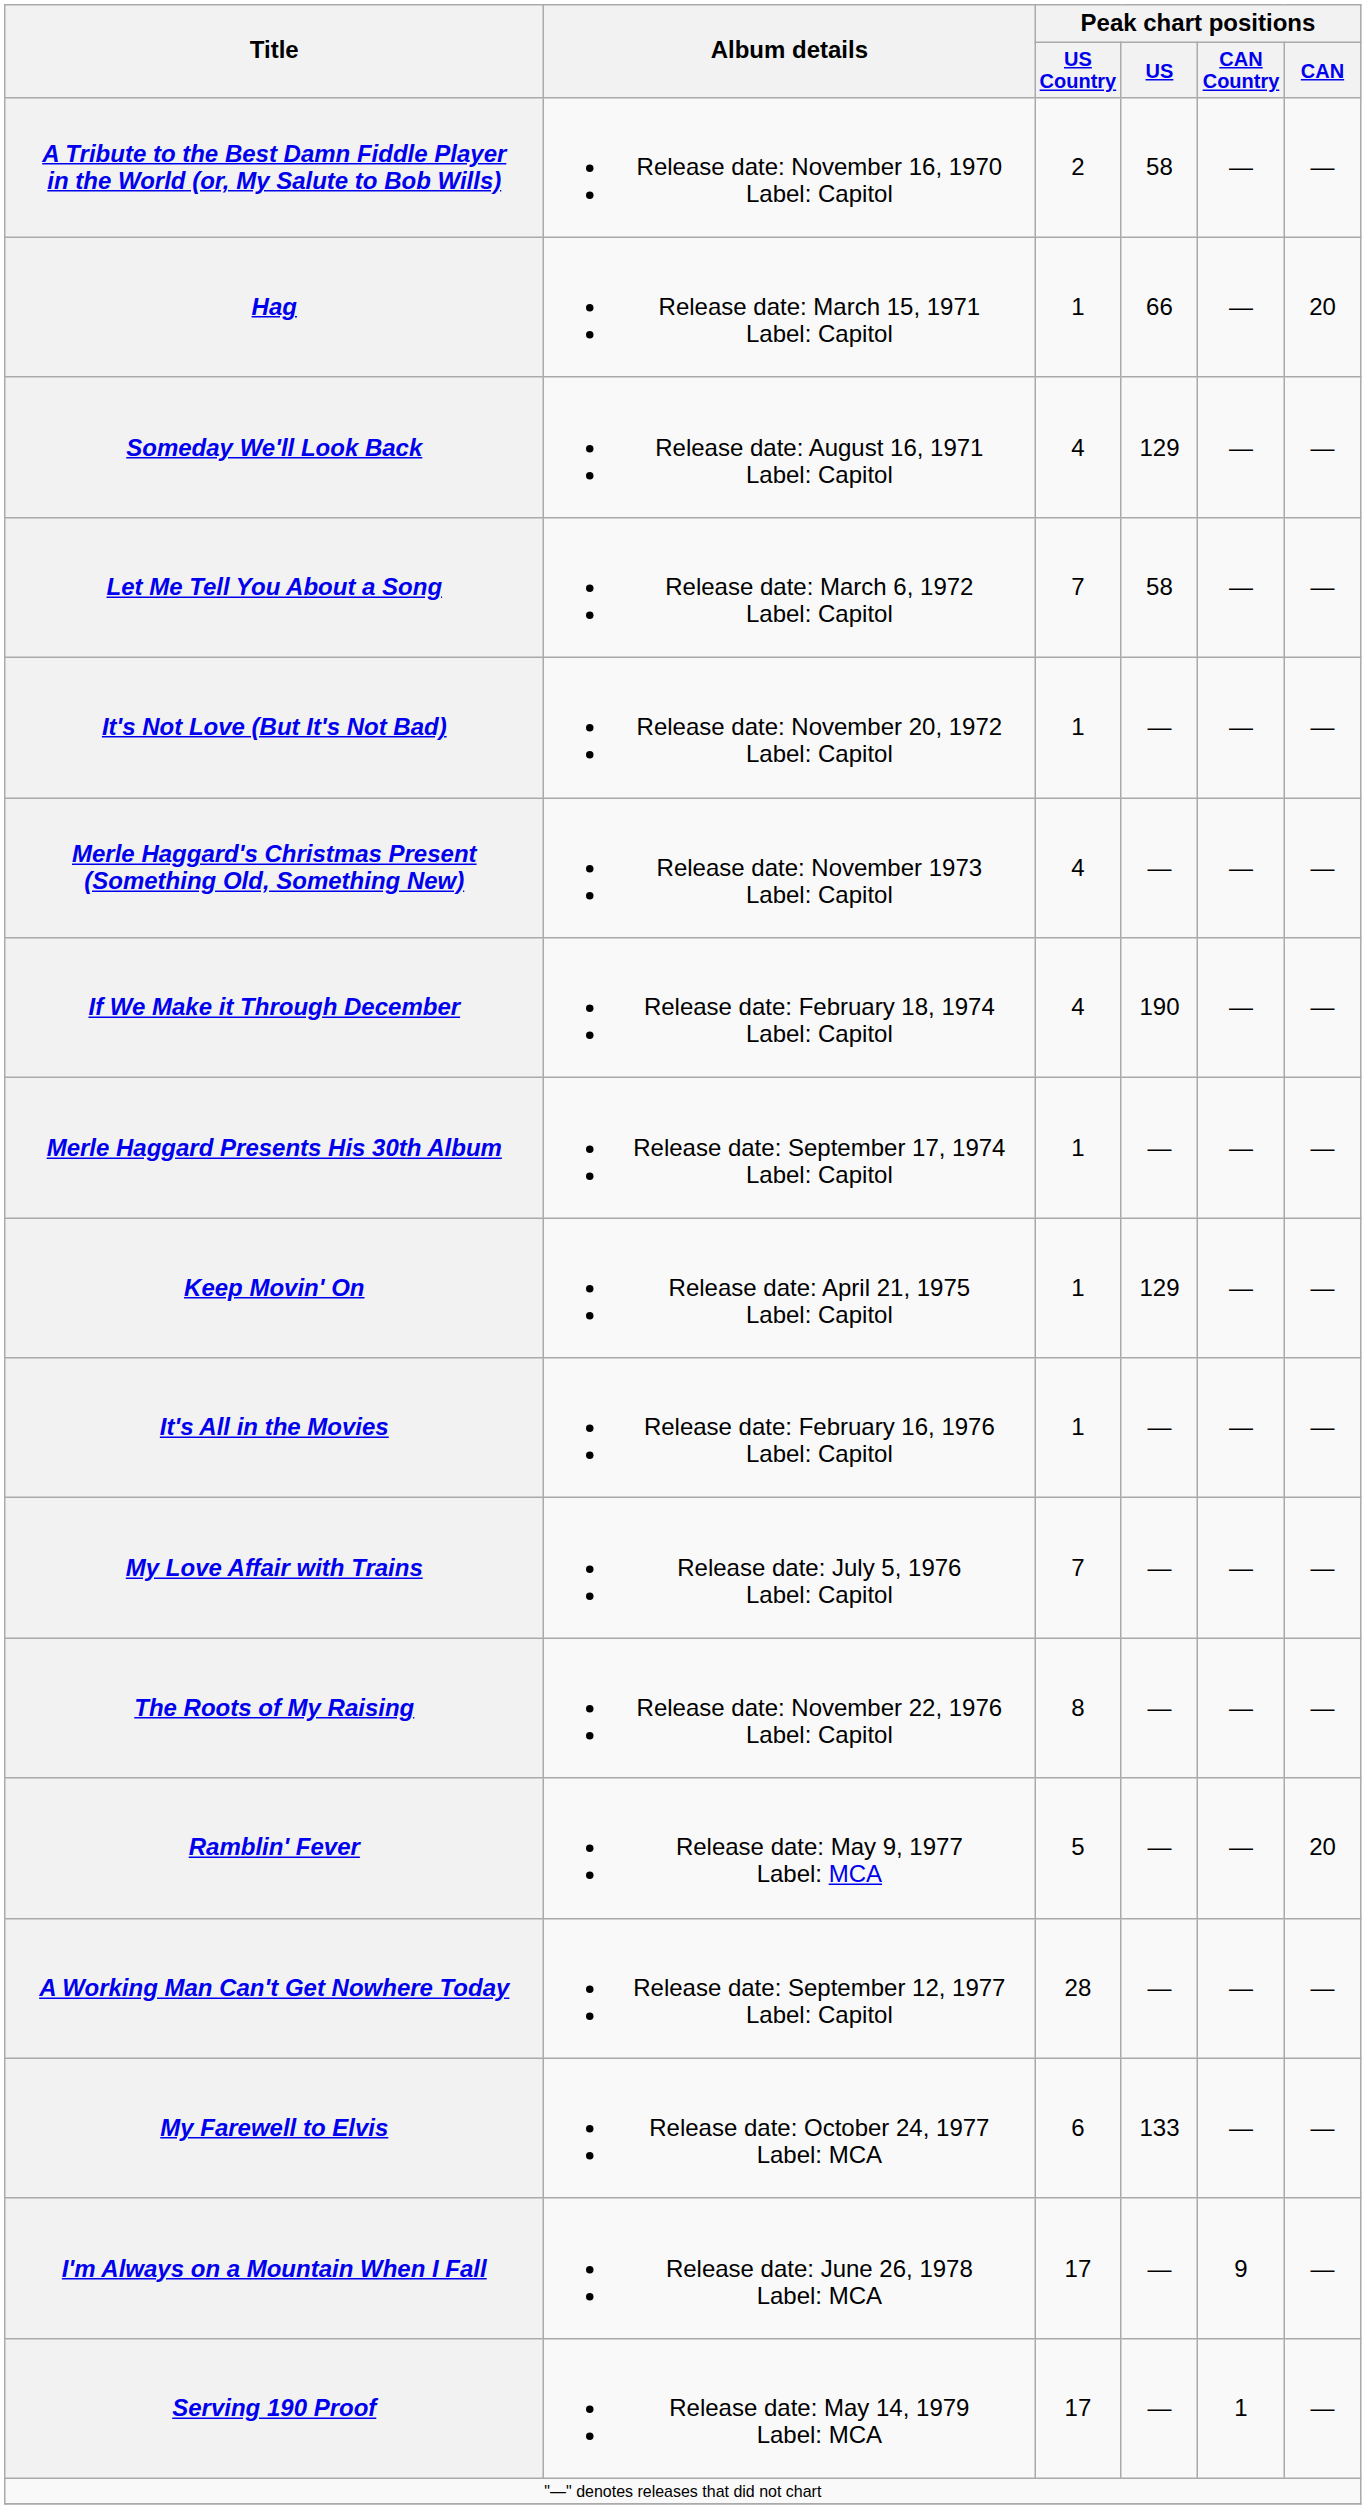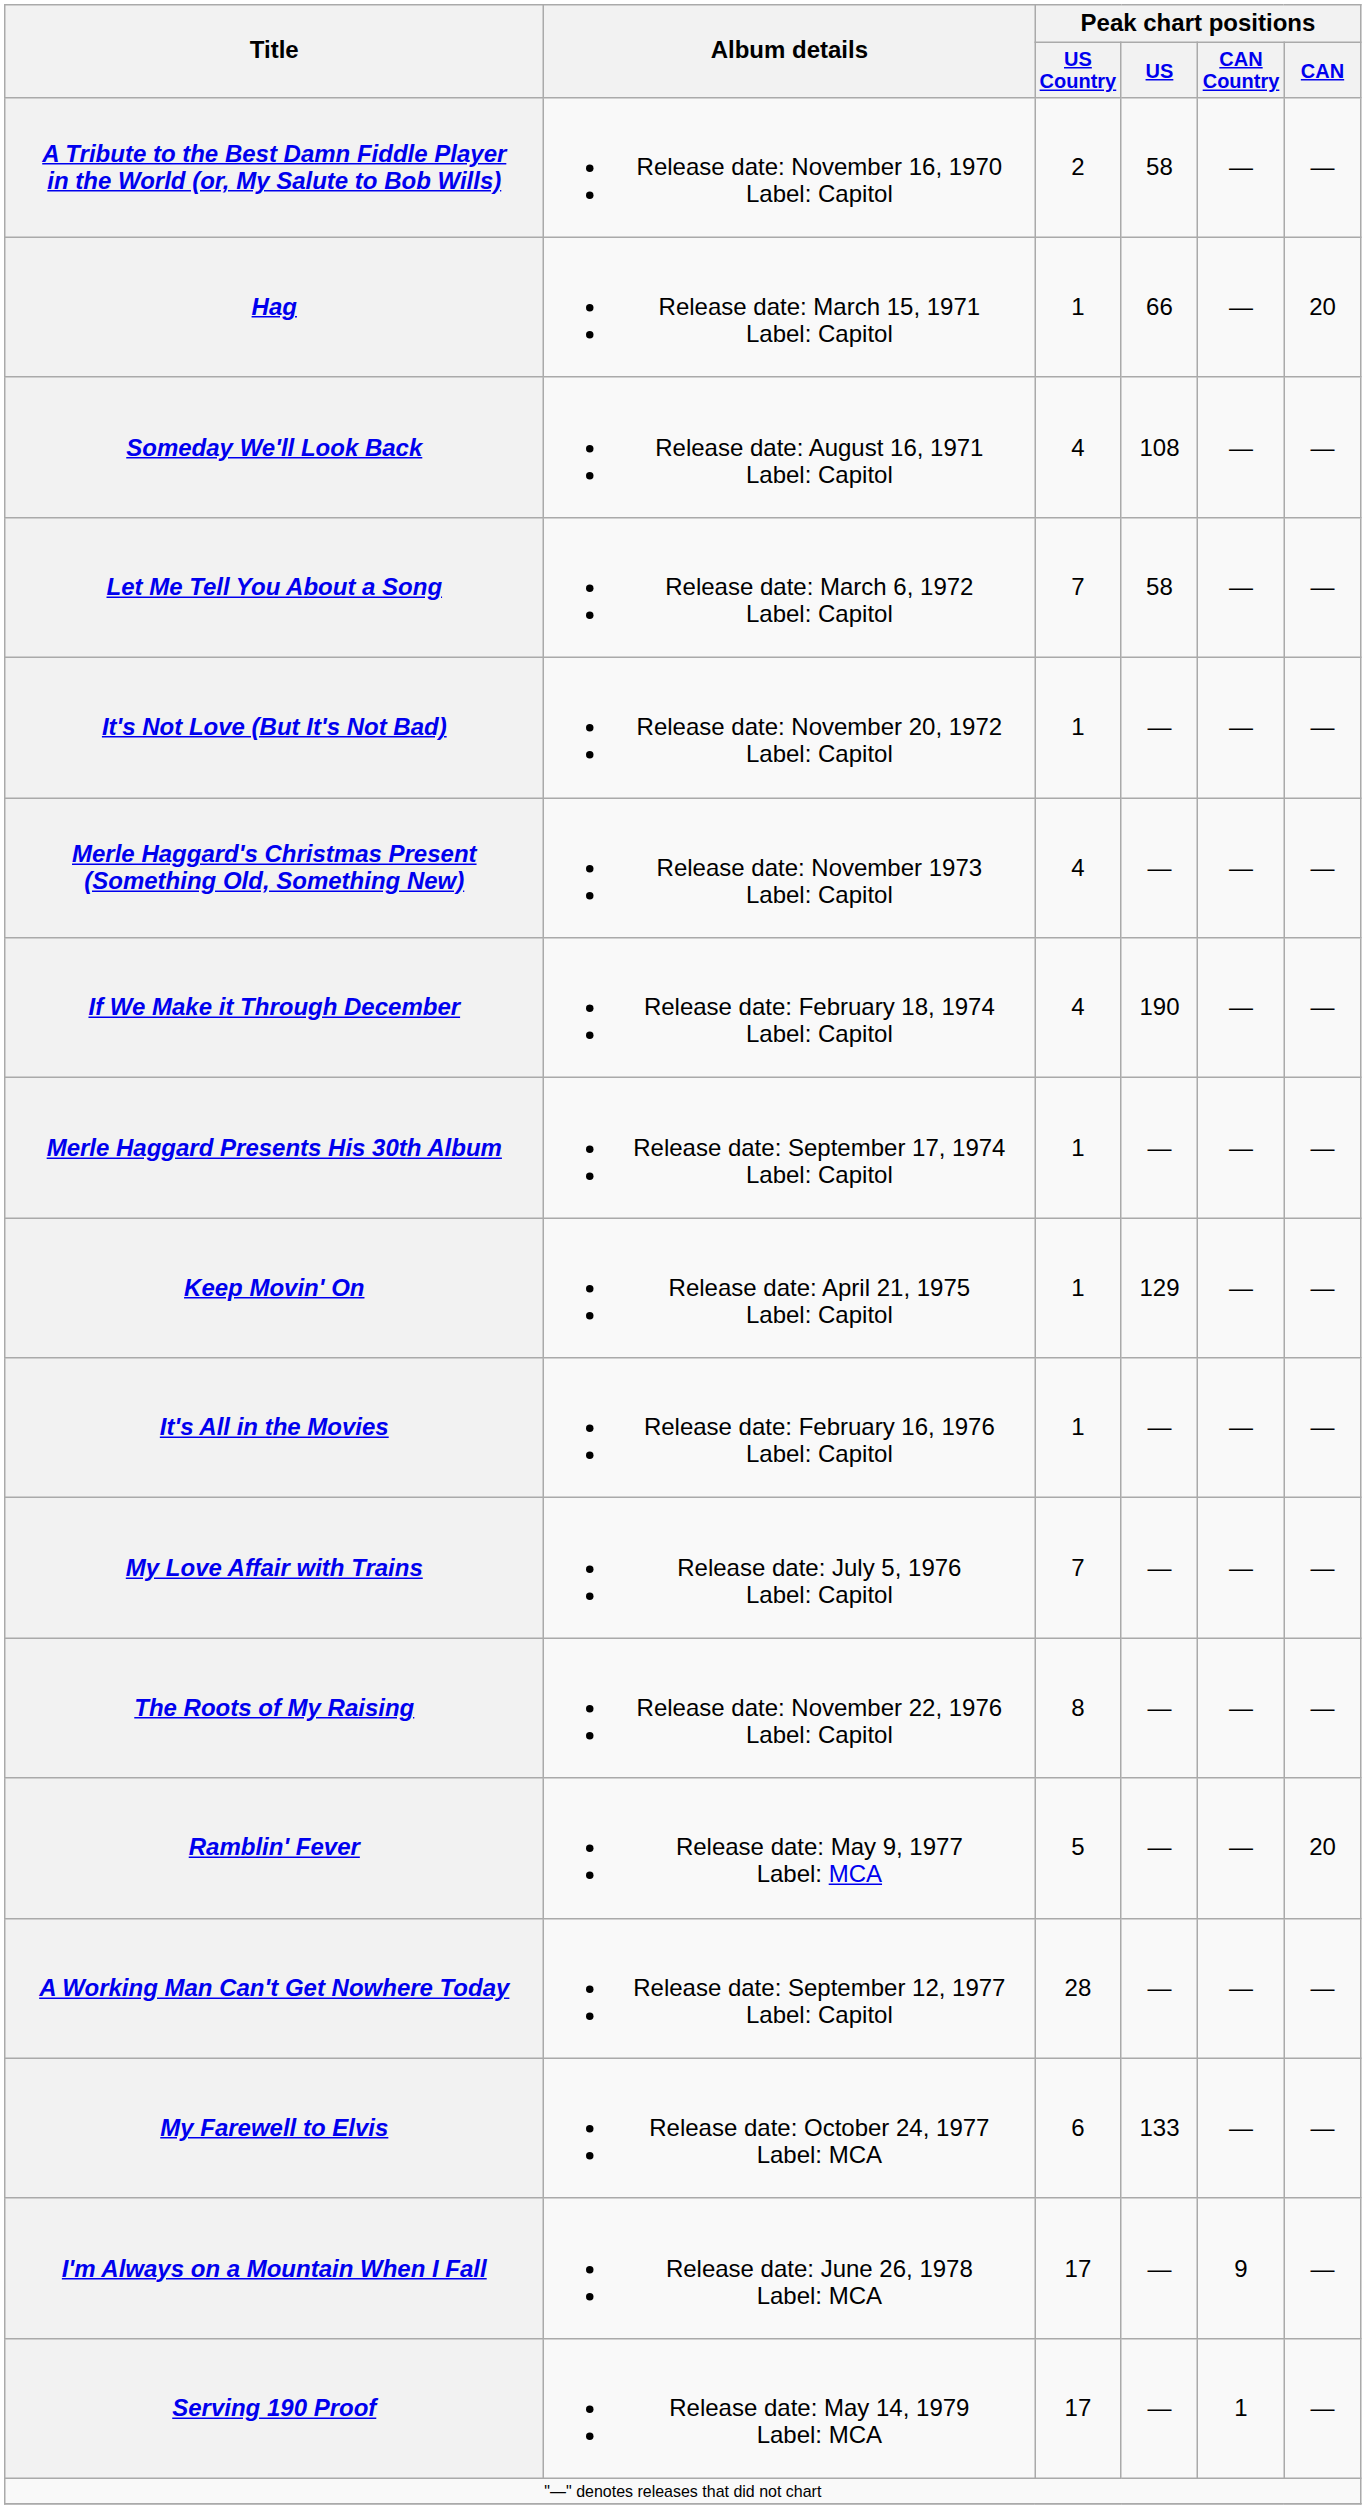(1159, 447) 129 -> (1159, 447) 108
